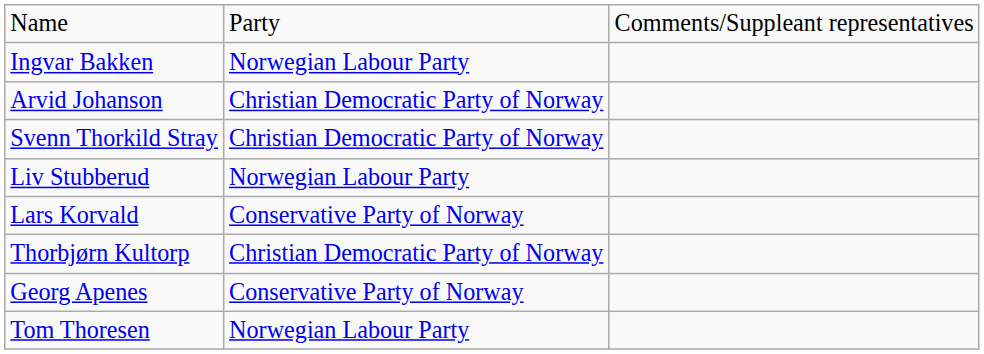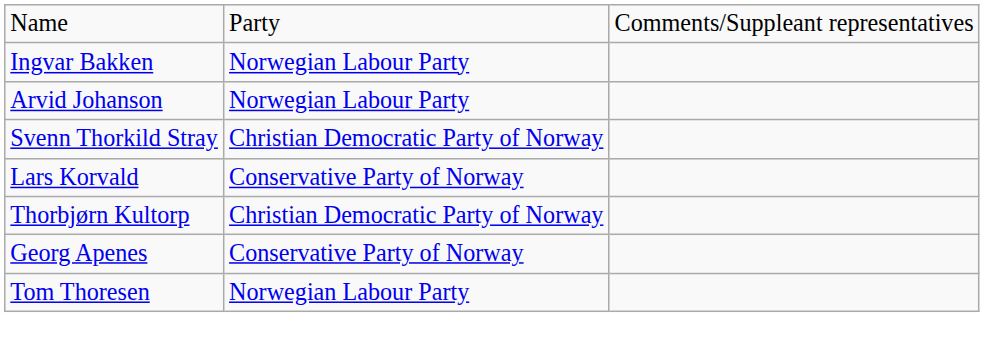(416, 100) Christian Democratic Party of Norway -> (349, 100) Norwegian Labour Party
- row: (80, 176)
